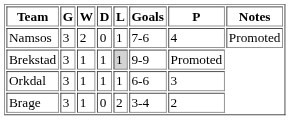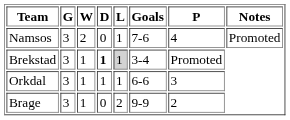(103, 59) normal -> (103, 59) bold
(140, 59) 9-9 -> (140, 59) 3-4
(140, 102) 3-4 -> (140, 102) 9-9
